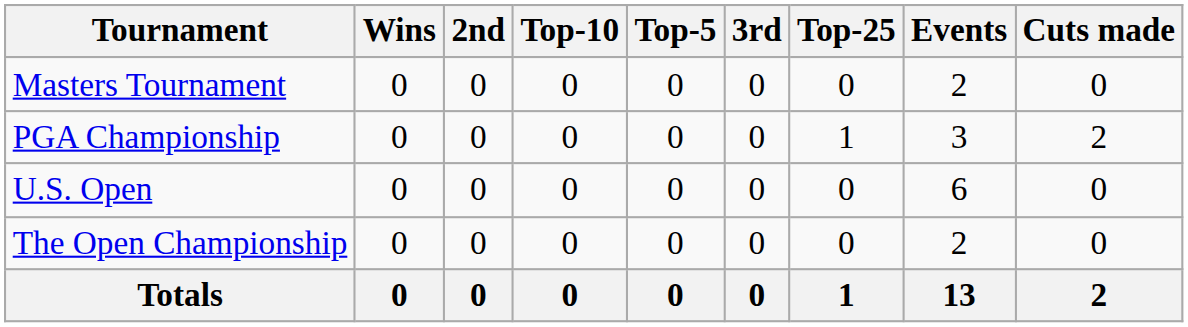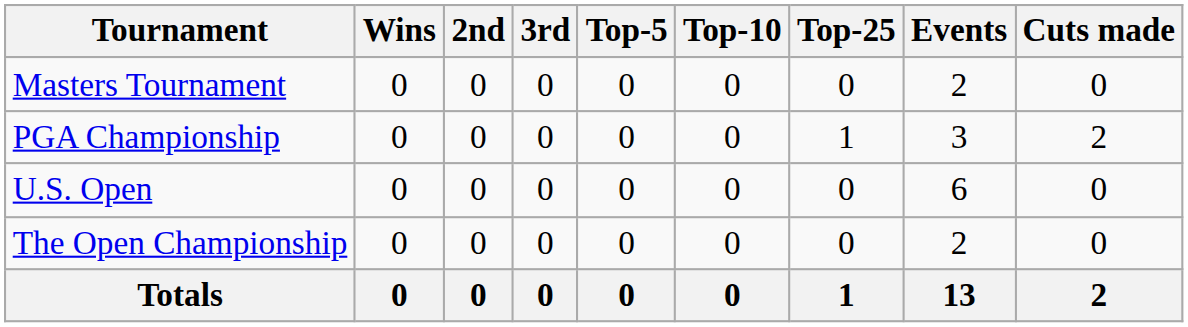columns swapped: (757, 30) <-> (570, 30)
